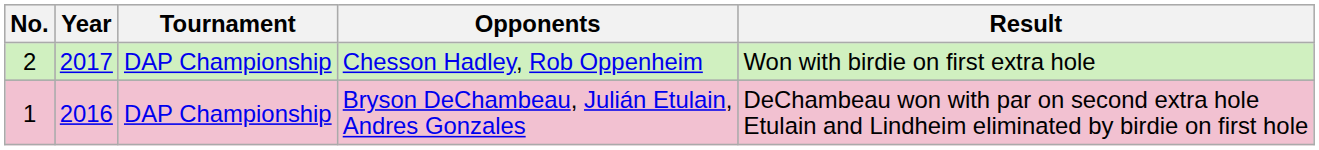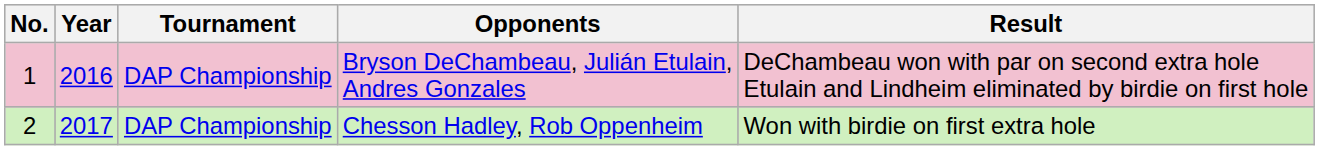rows swapped: (538, 113) <-> (523, 62)
